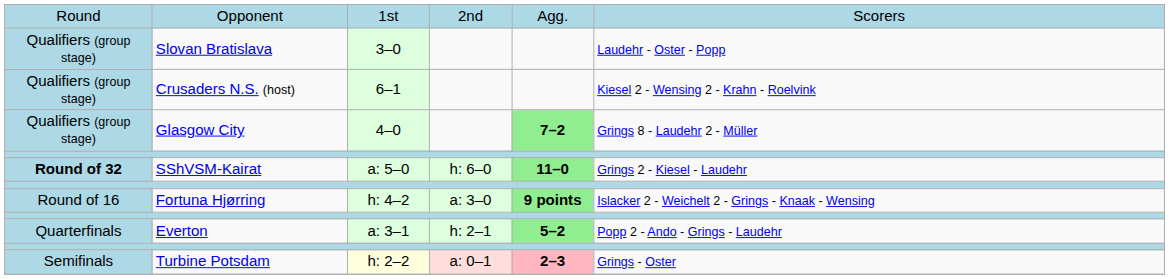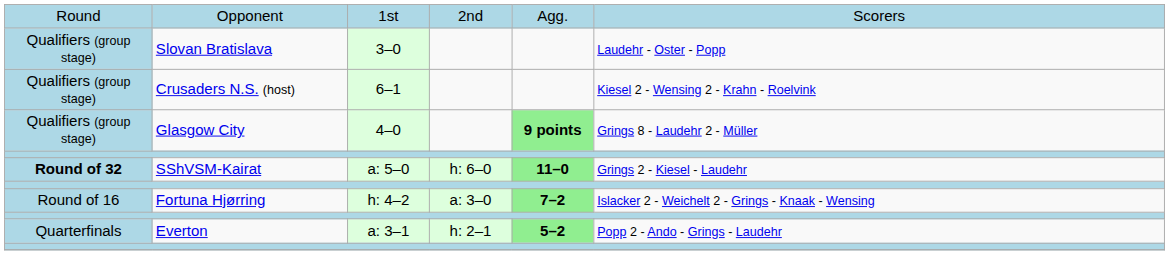(553, 130) 7–2 -> (553, 130) 9 points
(553, 200) 9 points -> (553, 200) 7–2
- row: (213, 261)
